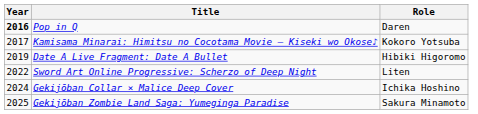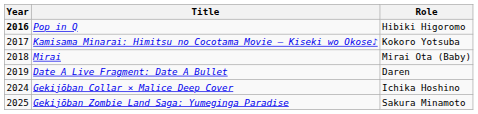(396, 27) Daren -> (424, 27) Hibiki Higoromo
+ row: (47, 57)
(424, 57) Hibiki Higoromo -> (396, 72) Daren
- row: (175, 72)
